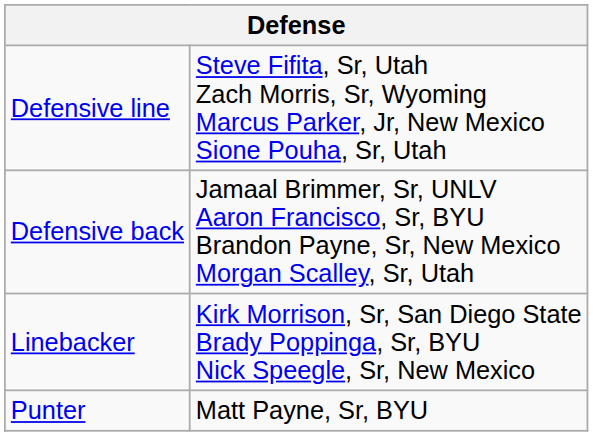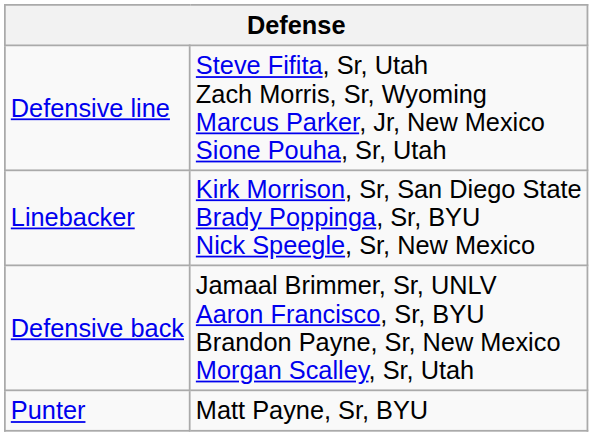rows swapped: (73, 343) <-> (97, 232)
